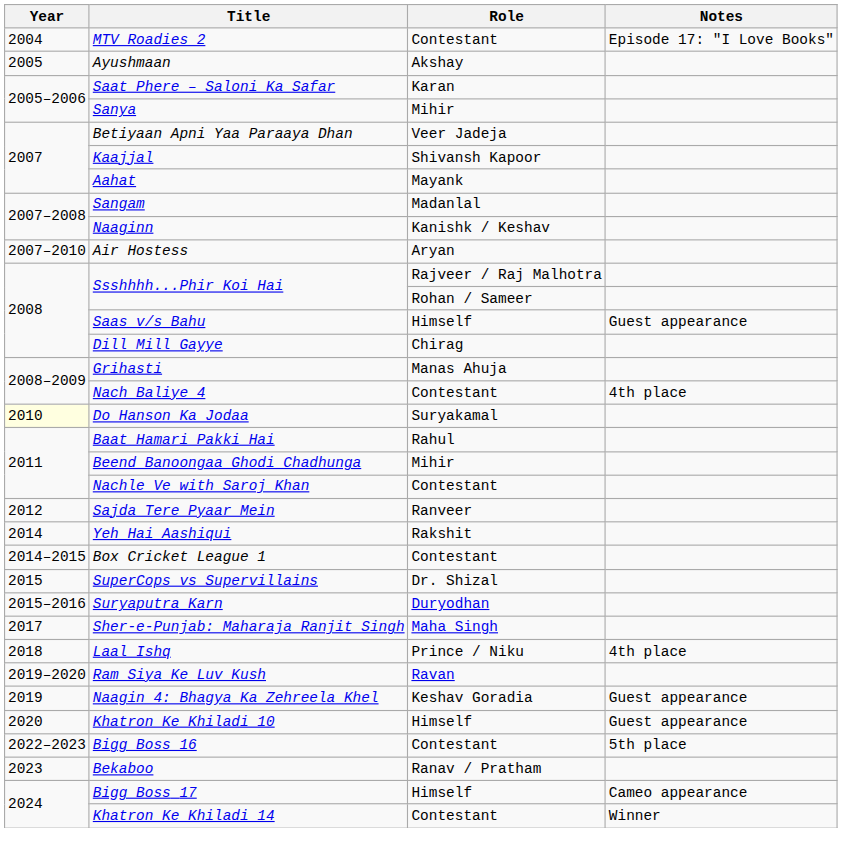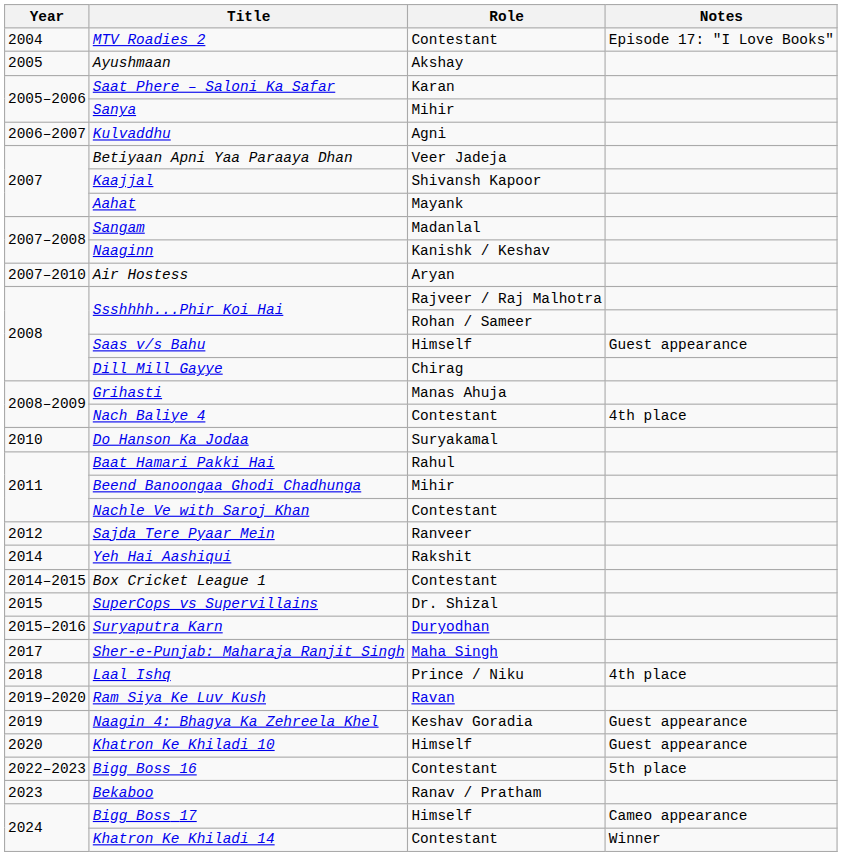+ row: (132, 134)
(25, 416) lightyellow background -> (25, 440) no background
